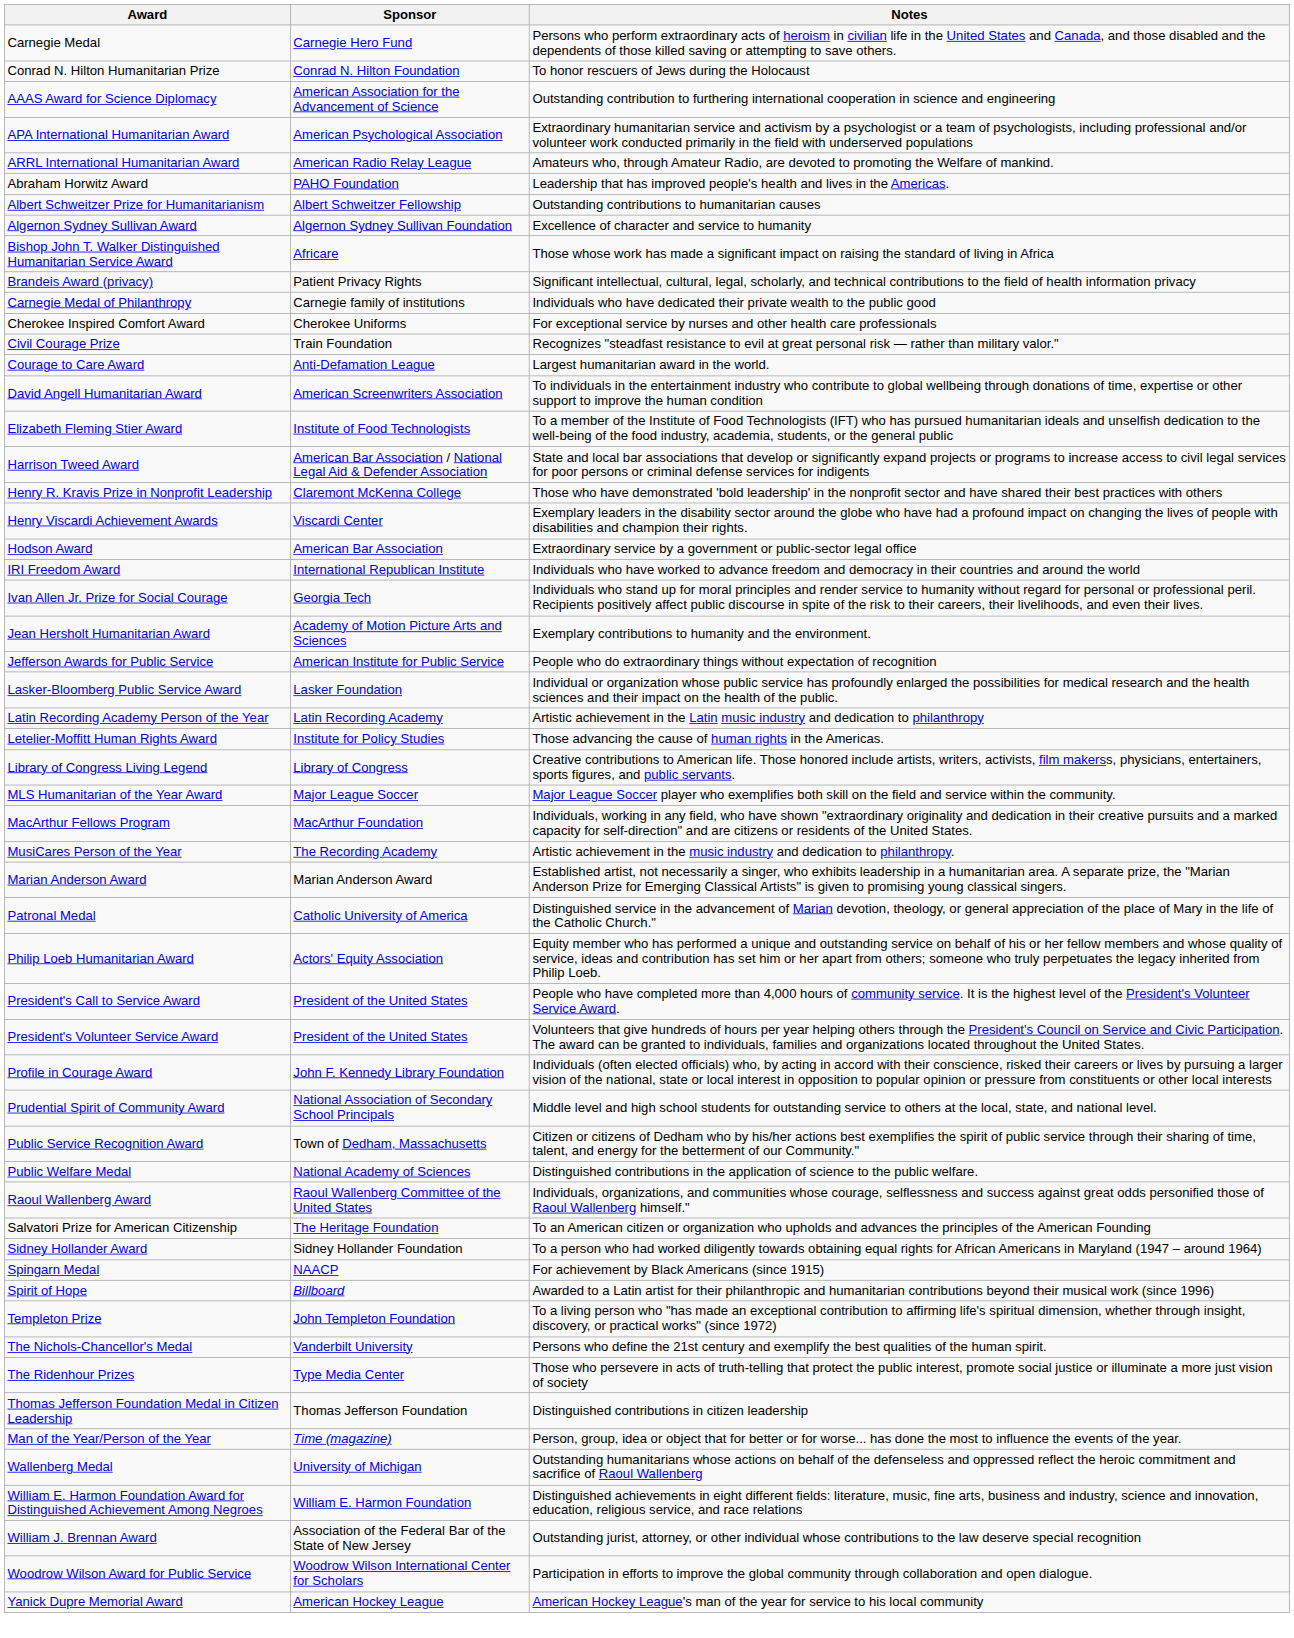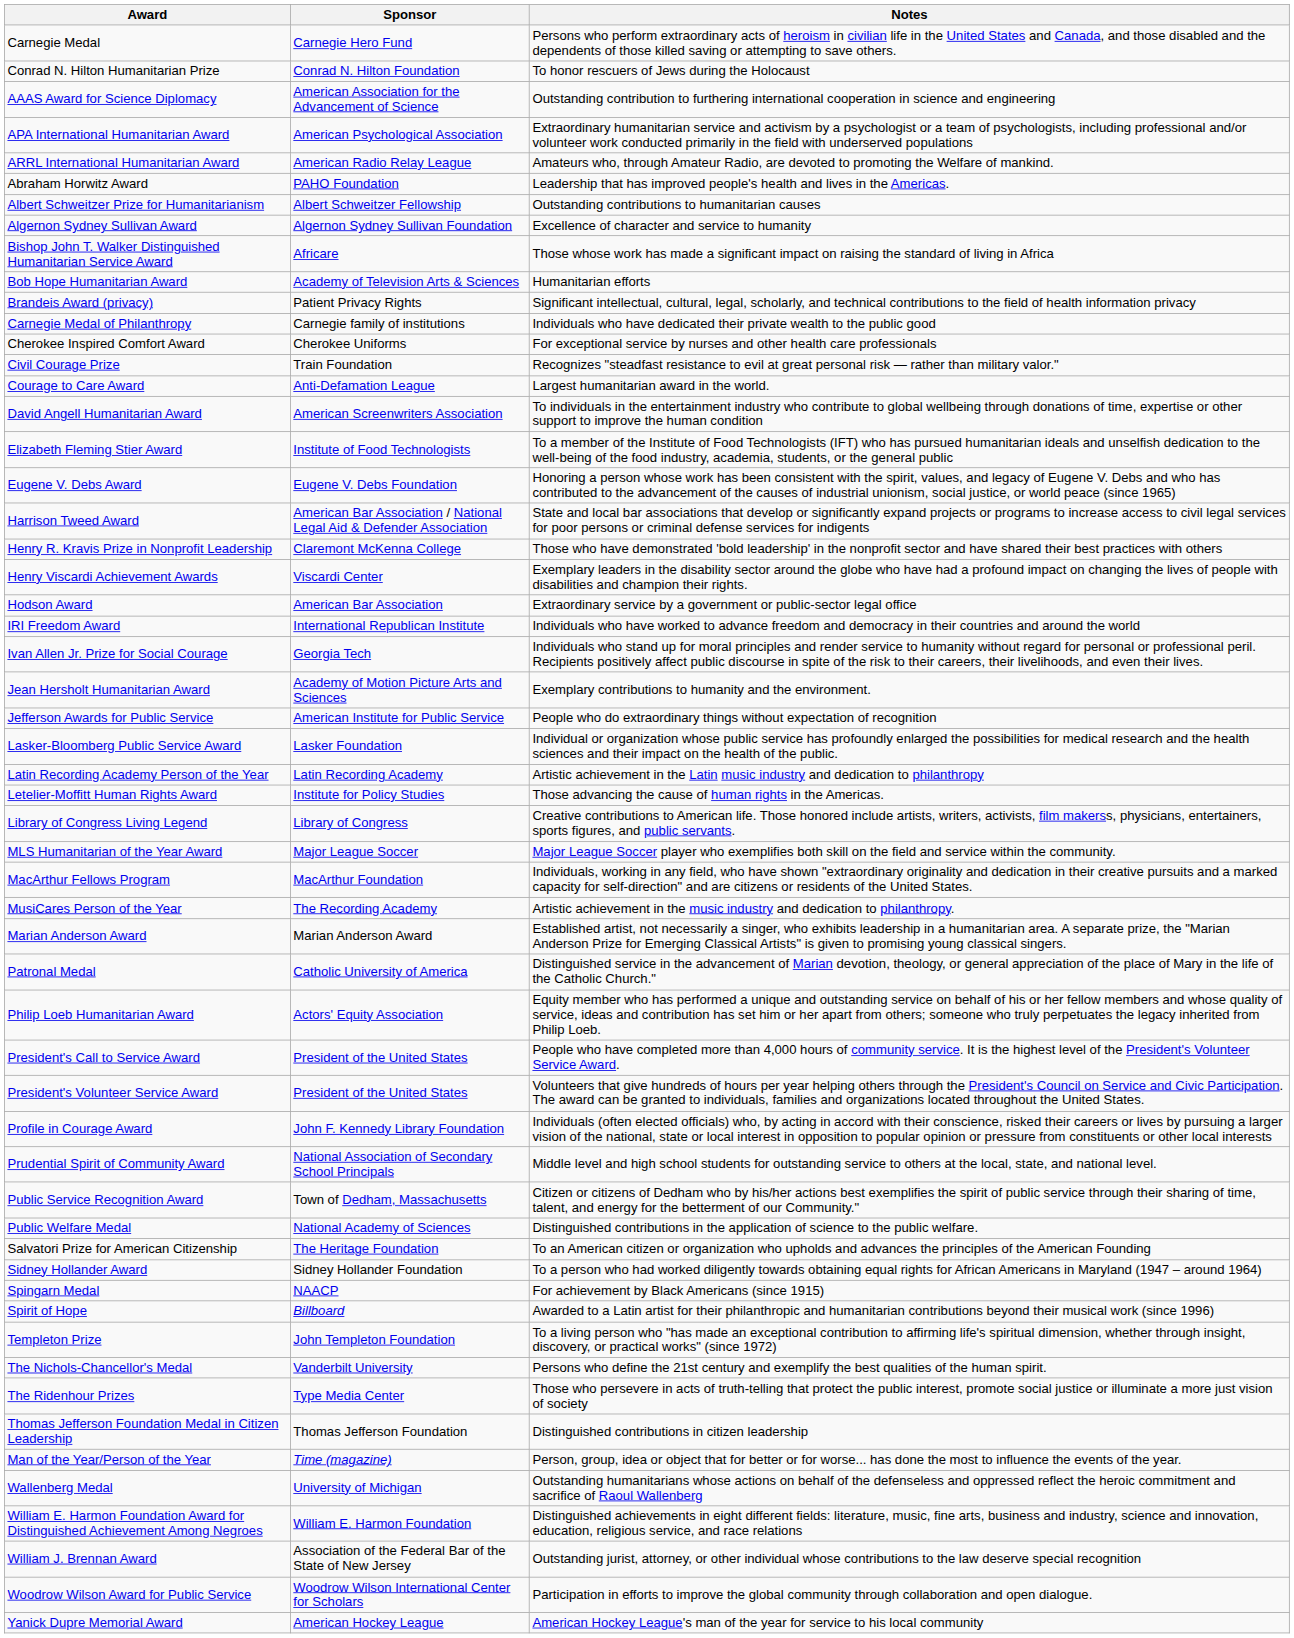+ row: (97, 282)
+ row: (75, 485)
- row: (79, 1200)
